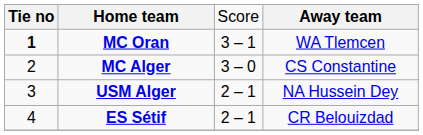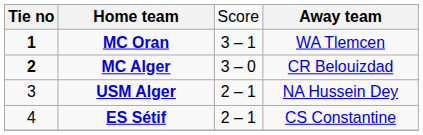(31, 67) normal -> (31, 67) bold
(341, 67) CS Constantine -> (341, 67) CR Belouizdad
(341, 117) CR Belouizdad -> (341, 117) CS Constantine
